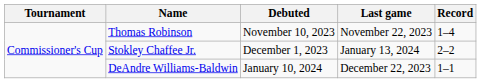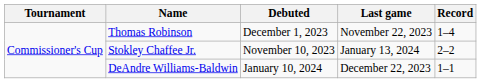(289, 31) November 10, 2023 -> (285, 31) December 1, 2023
(285, 50) December 1, 2023 -> (289, 50) November 10, 2023
